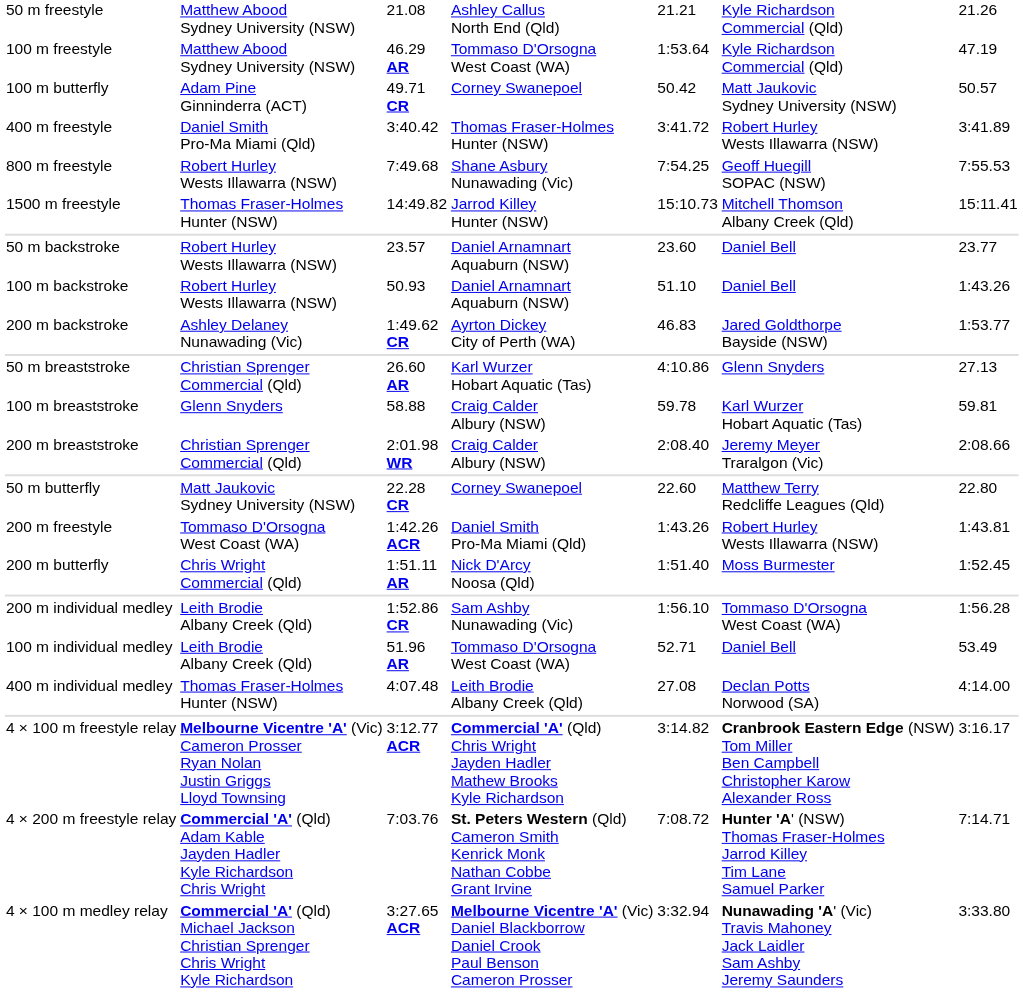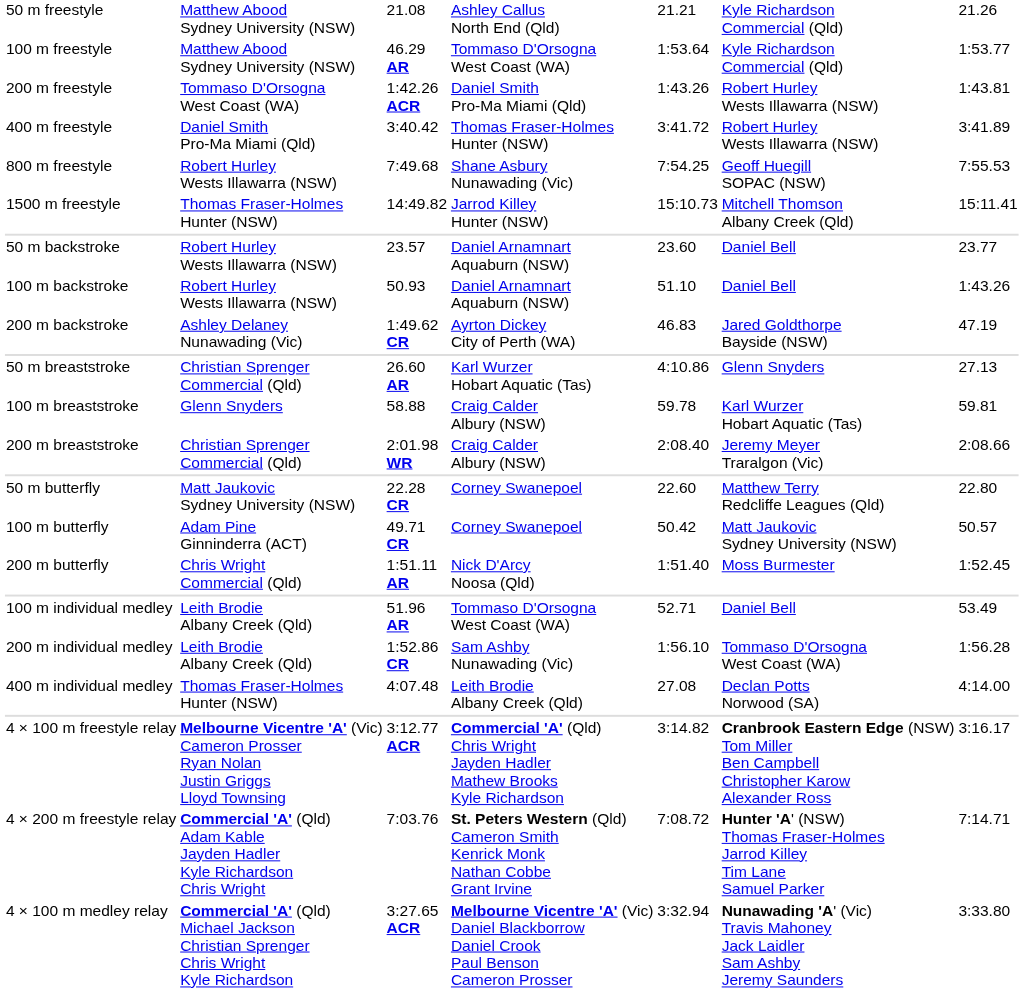(978, 49) 47.19 -> (984, 49) 1:53.77
rows swapped: (59, 526) <-> (57, 88)
(984, 324) 1:53.77 -> (978, 324) 47.19
rows swapped: (89, 646) <-> (89, 608)
